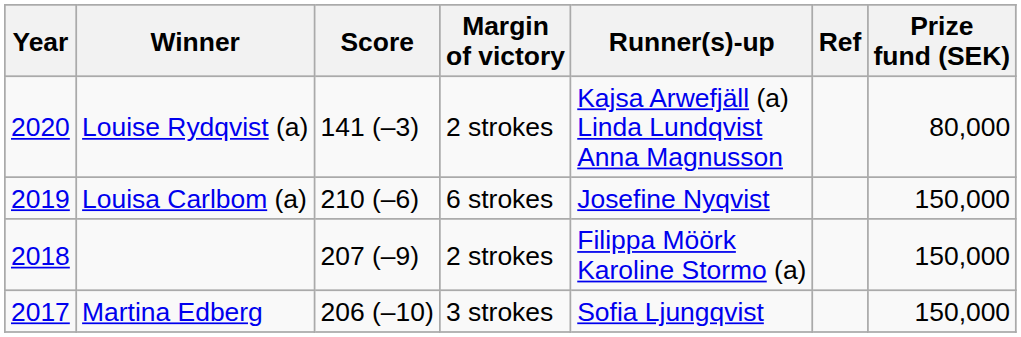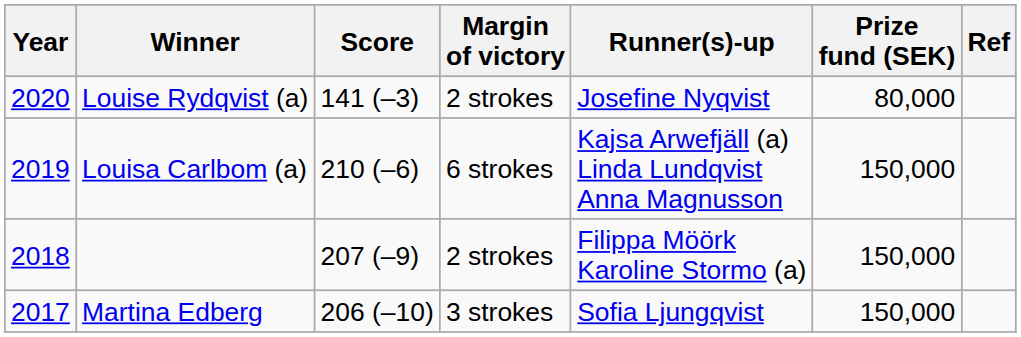columns swapped: (942, 41) <-> (840, 41)
(683, 127) Kajsa Arwefjäll (a) Linda Lundqvist Anna Magnusson -> (673, 97) Josefine Nyqvist
(673, 198) Josefine Nyqvist -> (683, 169) Kajsa Arwefjäll (a) Linda Lundqvist Anna Magnusson
